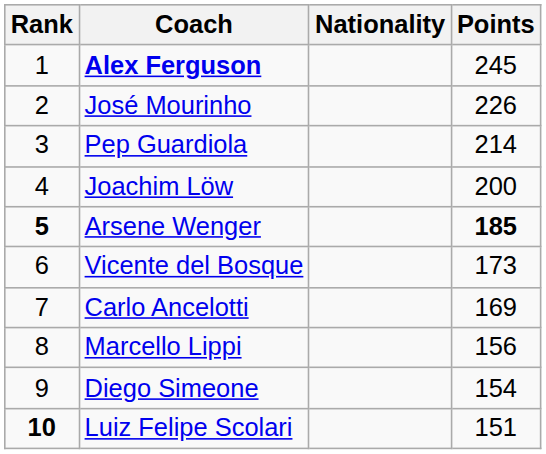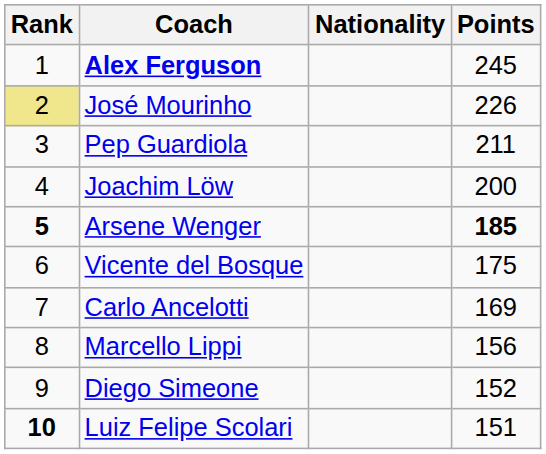(42, 105) no background -> (42, 105) khaki background
(496, 145) 214 -> (496, 145) 211
(496, 266) 173 -> (496, 266) 175
(496, 387) 154 -> (496, 387) 152
